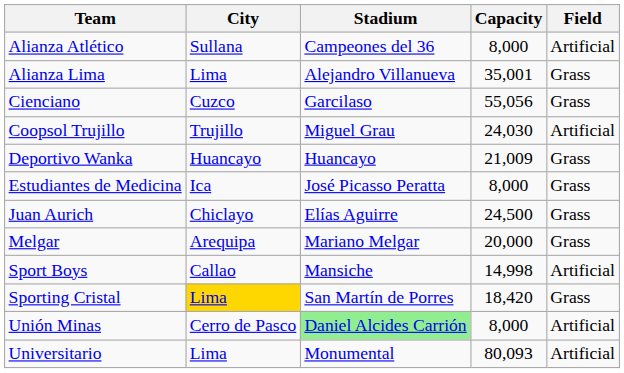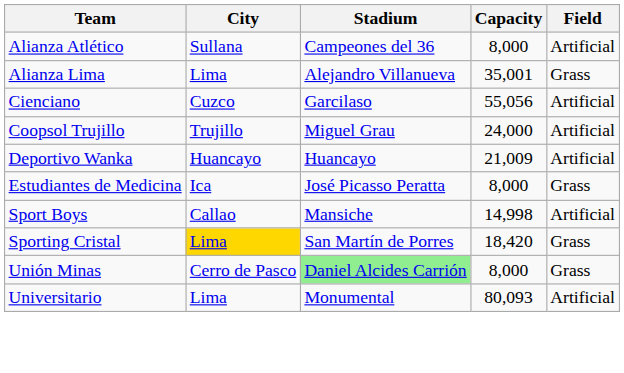(570, 102) Grass -> (583, 102) Artificial
(509, 130) 24,030 -> (509, 130) 24,000
(570, 158) Grass -> (583, 158) Artificial
- row: (51, 213)
- row: (34, 241)
(583, 325) Artificial -> (570, 269) Grass
